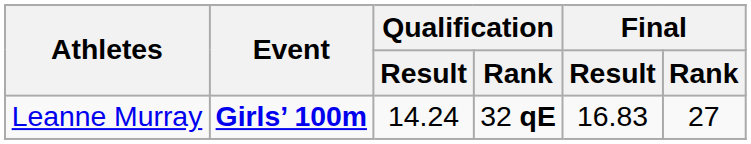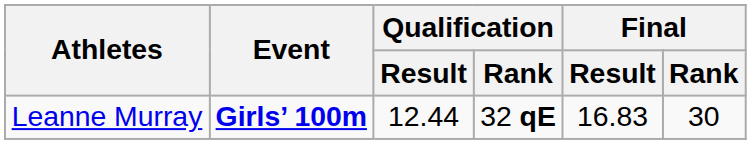(424, 117) 14.24 -> (424, 117) 12.44
(704, 117) 27 -> (704, 117) 30
